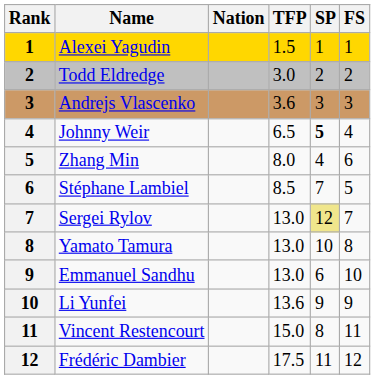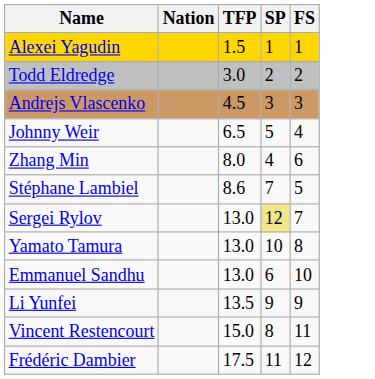- column: (30, 18)
(284, 103) 3.6 -> (234, 103) 4.5
(319, 132) bold -> (269, 132) normal
(284, 189) 8.5 -> (234, 189) 8.6
(288, 302) 13.6 -> (238, 302) 13.5
